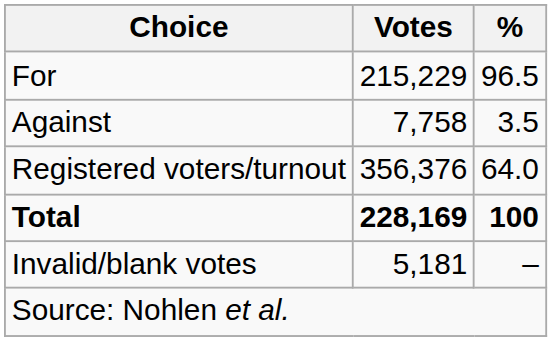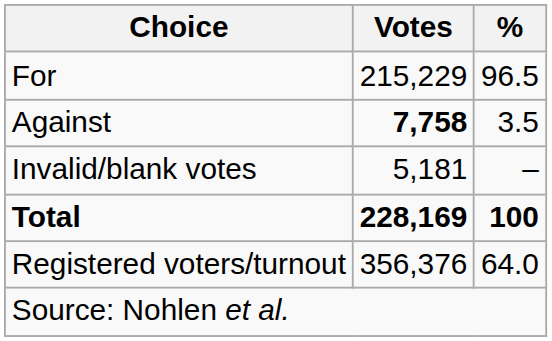(430, 122) normal -> (430, 122) bold
rows swapped: (134, 264) <-> (179, 169)
